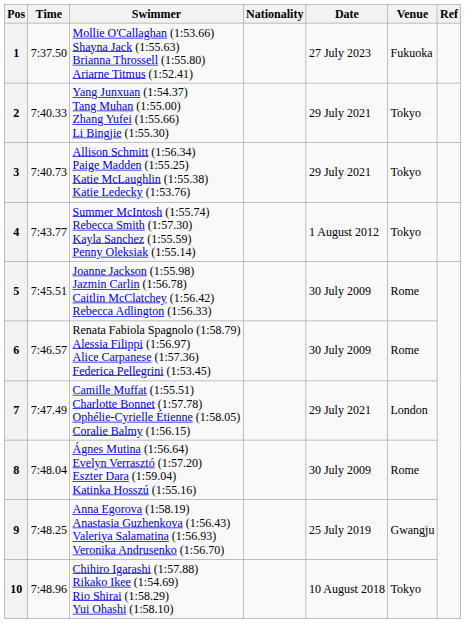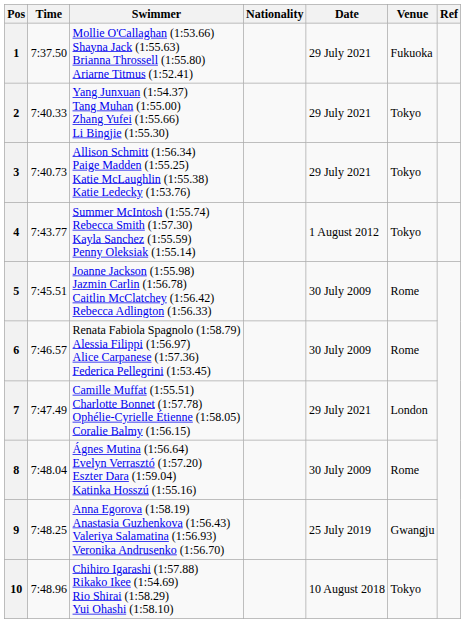(340, 53) 27 July 2023 -> (340, 53) 29 July 2021
